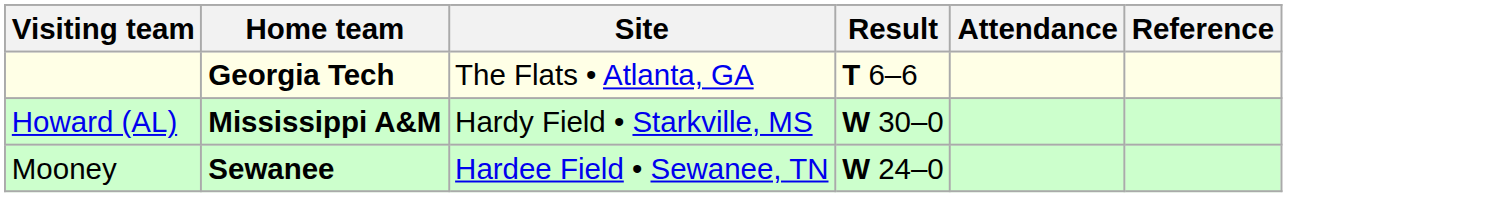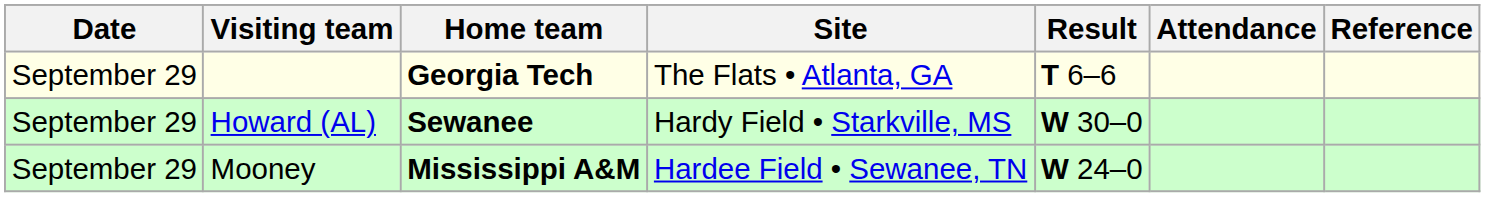+ column: (104, 28)
(325, 122) Mississippi A&M -> (470, 122) Sewanee
(271, 169) Sewanee -> (524, 169) Mississippi A&M
